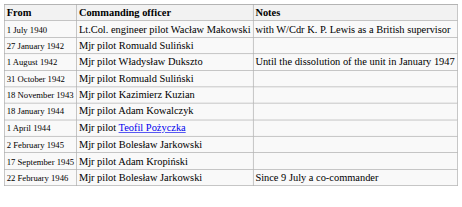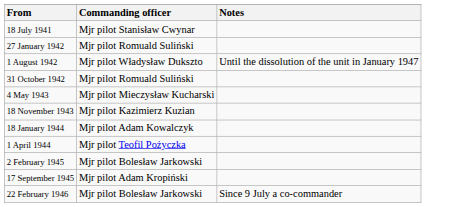- row: (27, 29)
+ row: (29, 29)
+ row: (28, 95)
